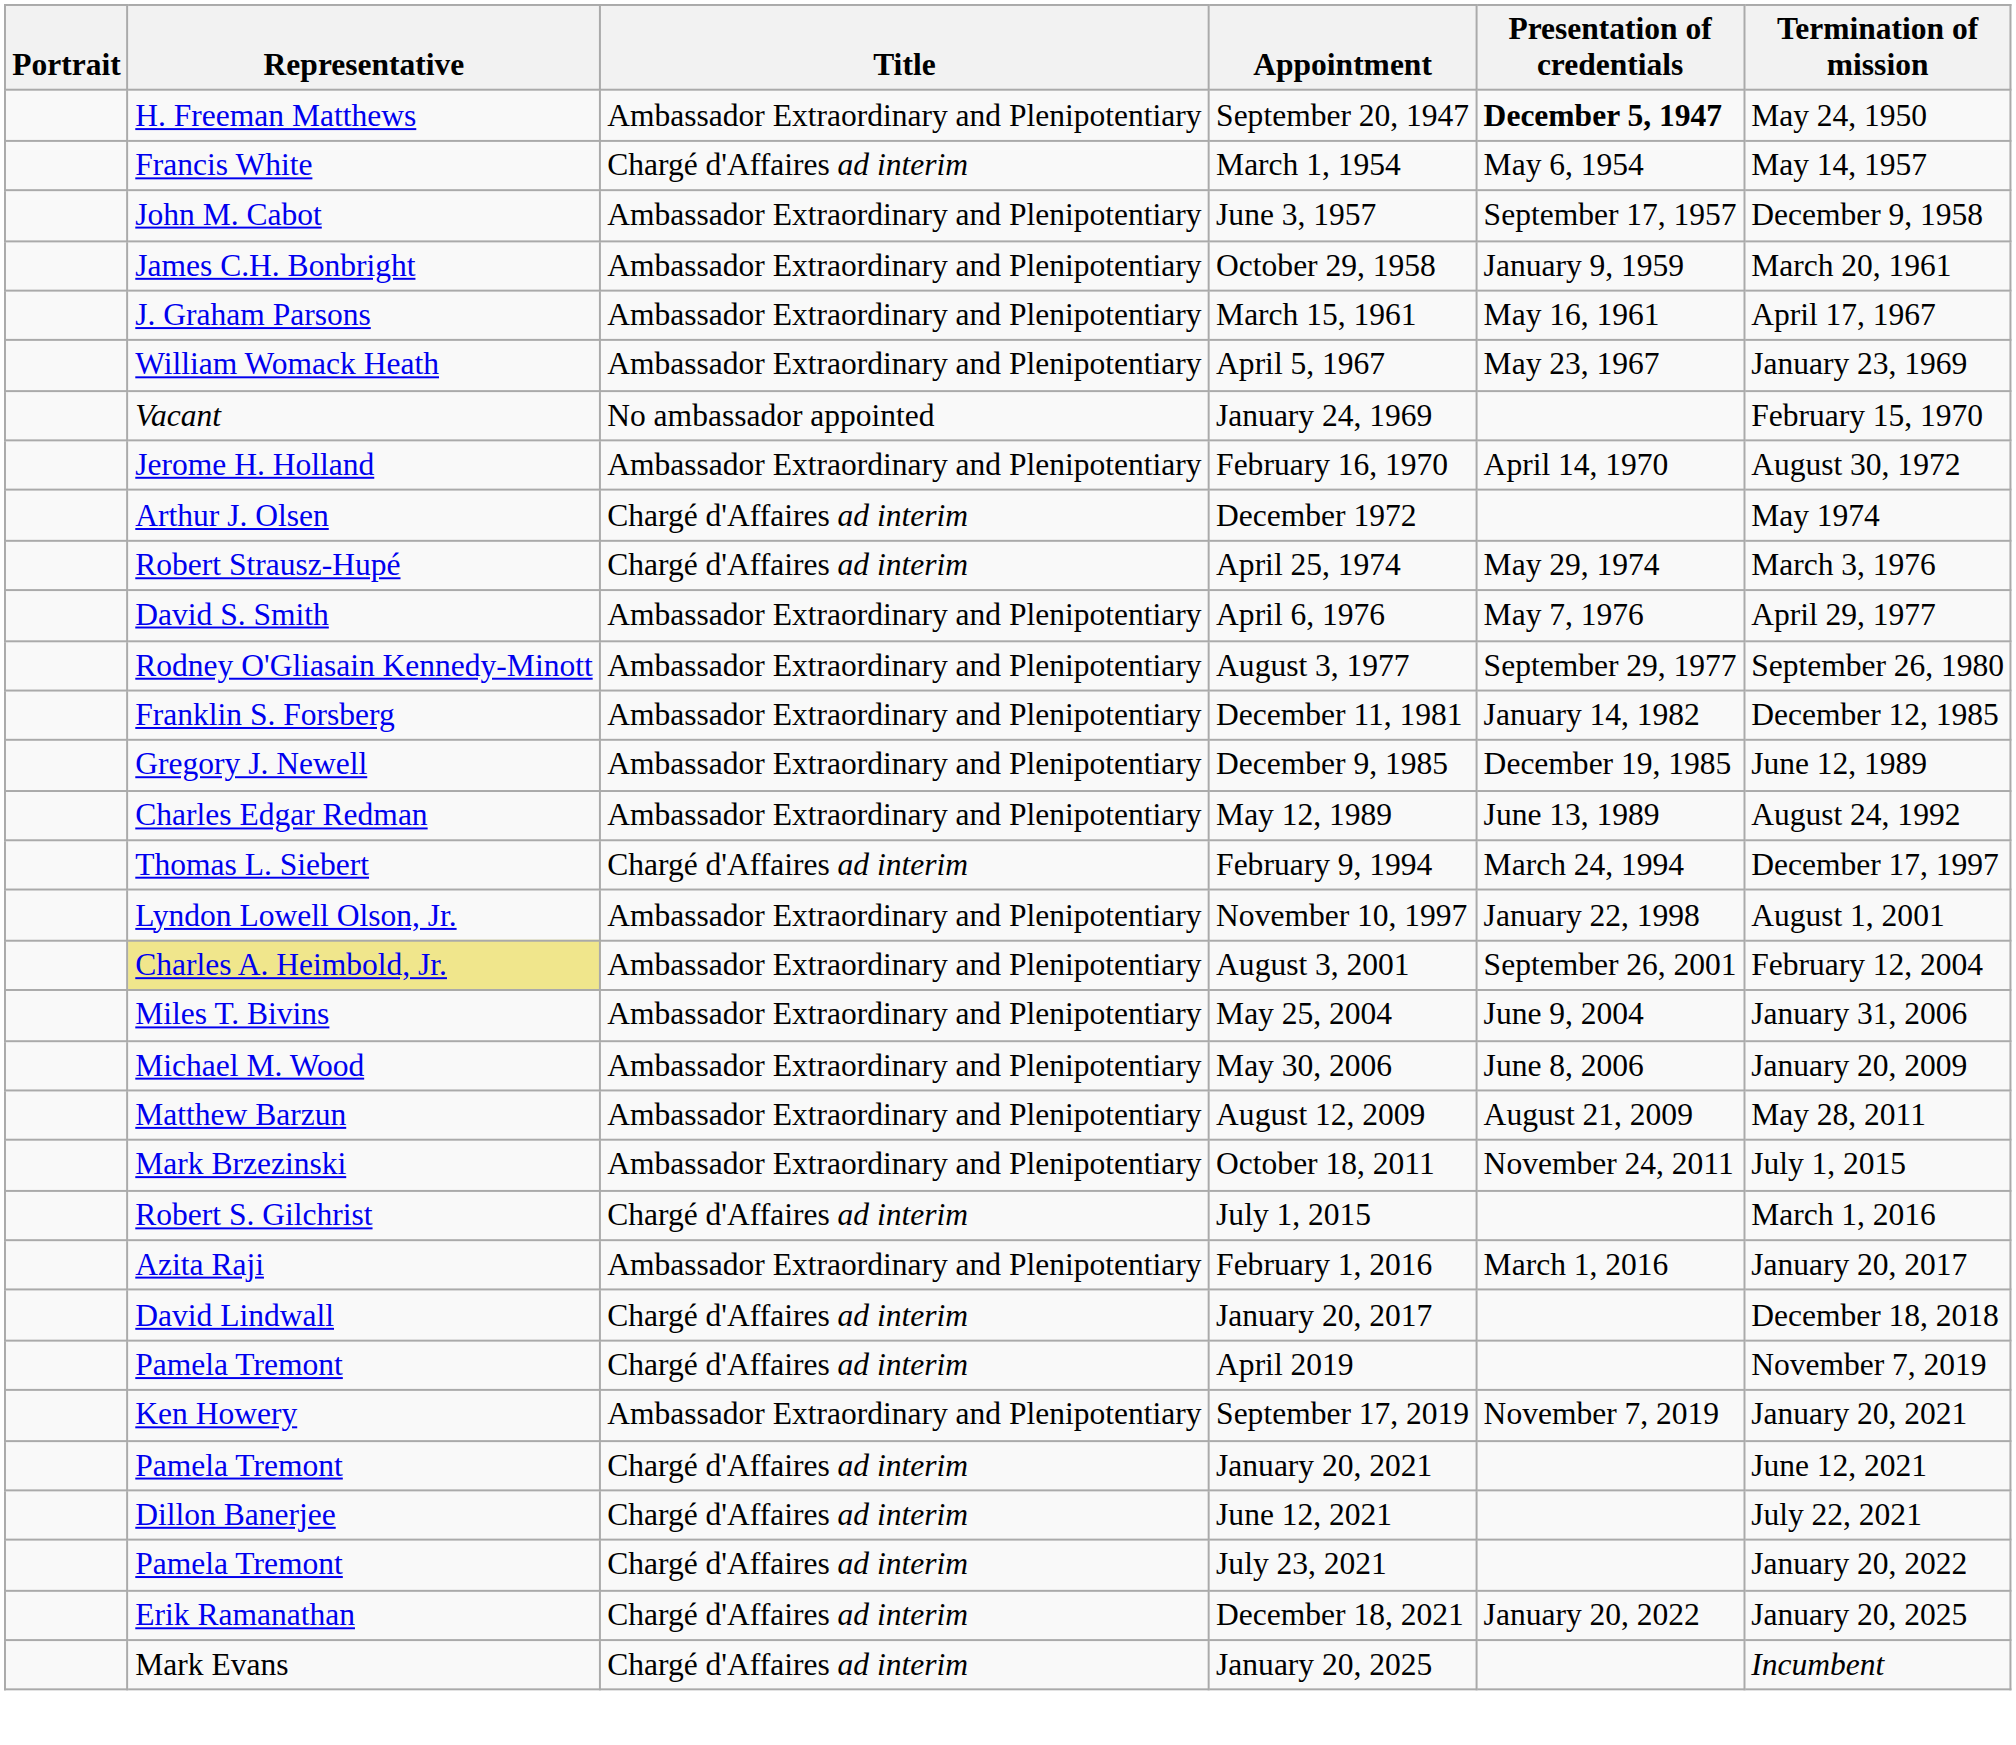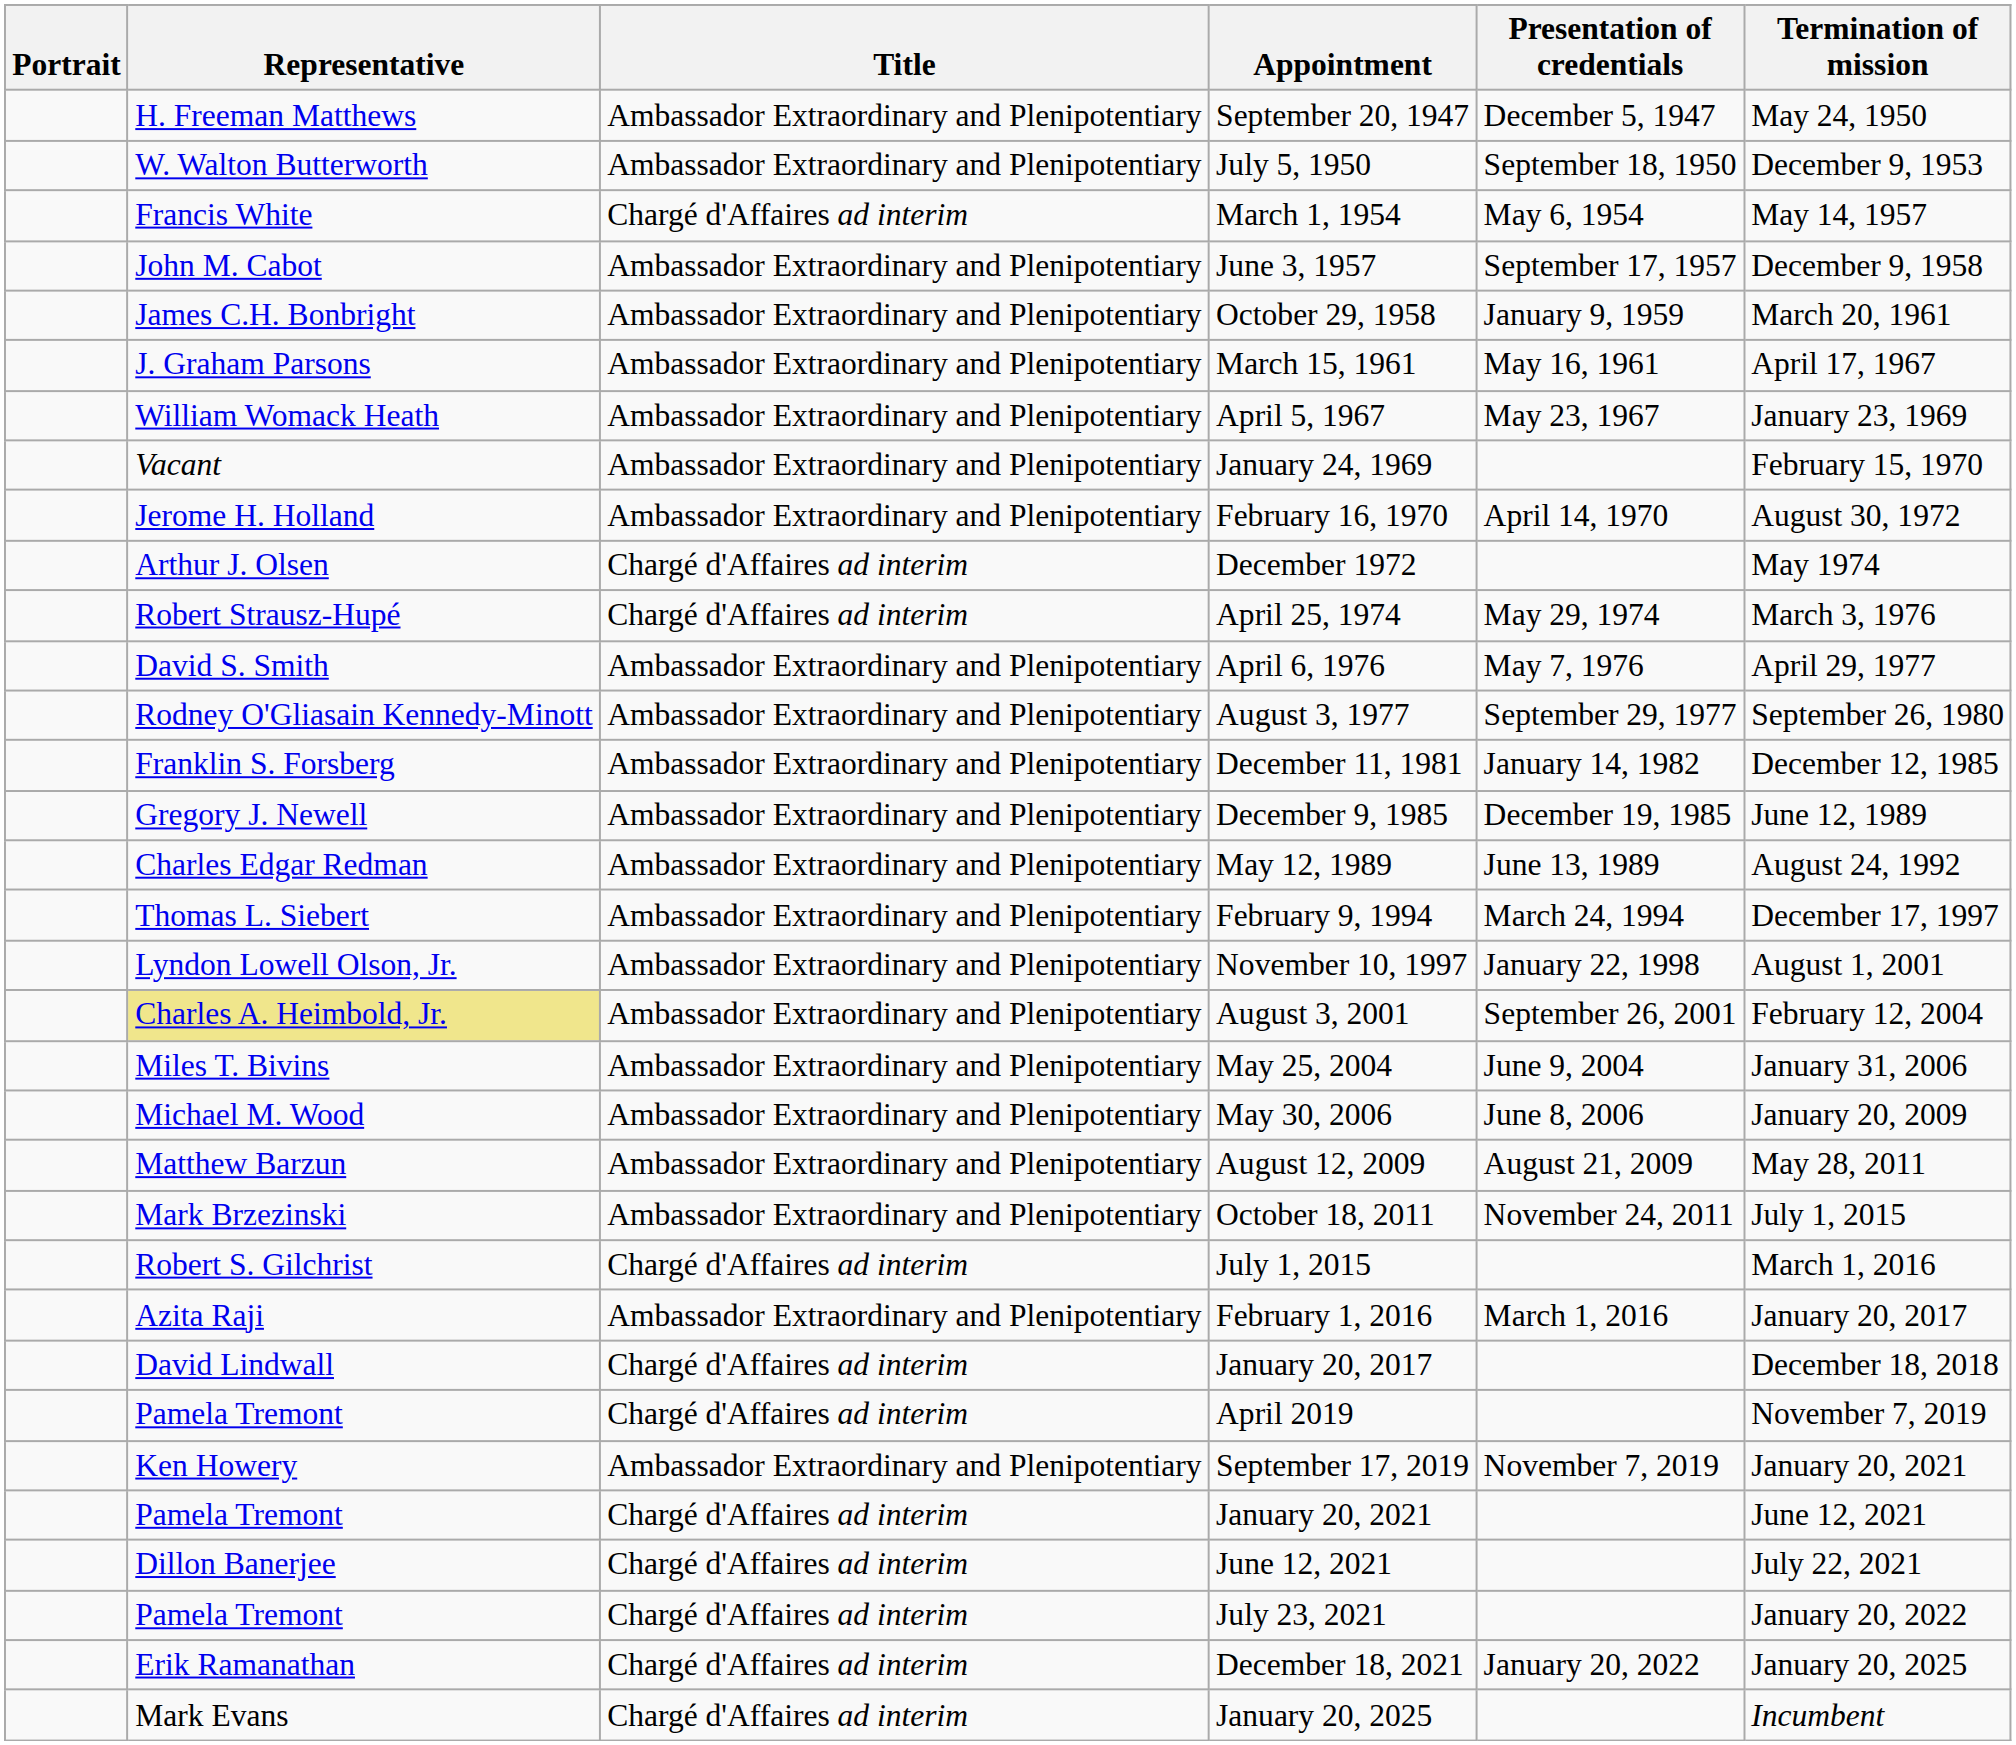(1603, 114) bold -> (1600, 114) normal
+ row: (1294, 164)
(771, 414) No ambassador appointed -> (904, 464) Ambassador Extraordinary and Plenipotentiary
(788, 864) Chargé d'Affaires ad interim -> (904, 914) Ambassador Extraordinary and Plenipotentiary
